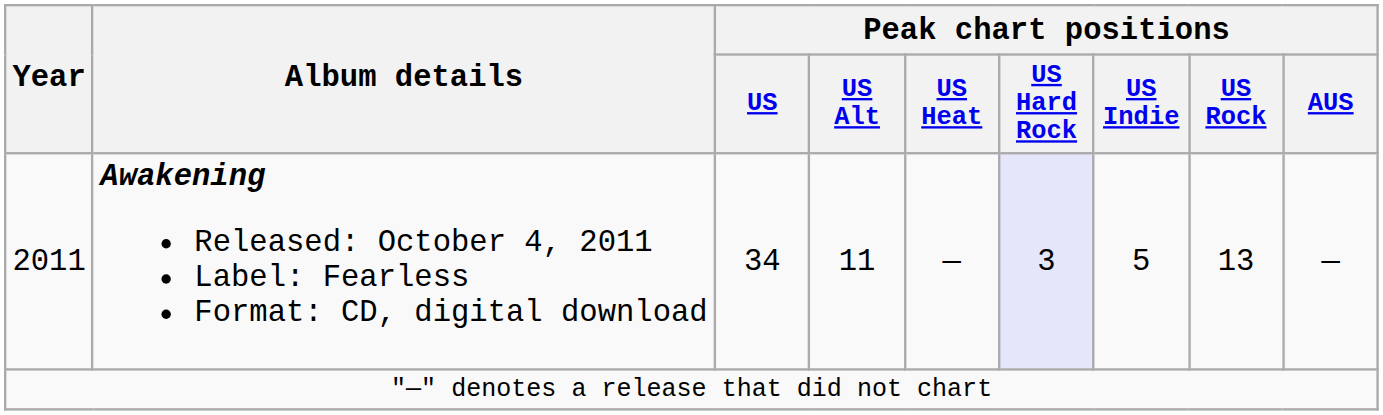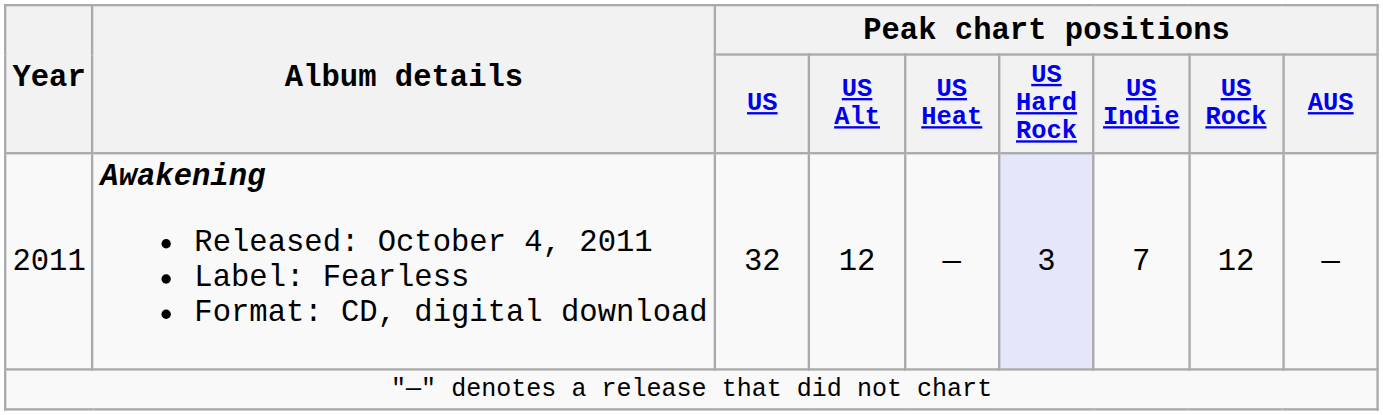(762, 260) 34 -> (762, 260) 32
(857, 260) 11 -> (857, 260) 12
(1141, 260) 5 -> (1141, 260) 7
(1236, 260) 13 -> (1236, 260) 12
